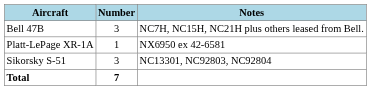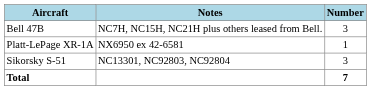columns swapped: (117, 12) <-> (252, 12)
